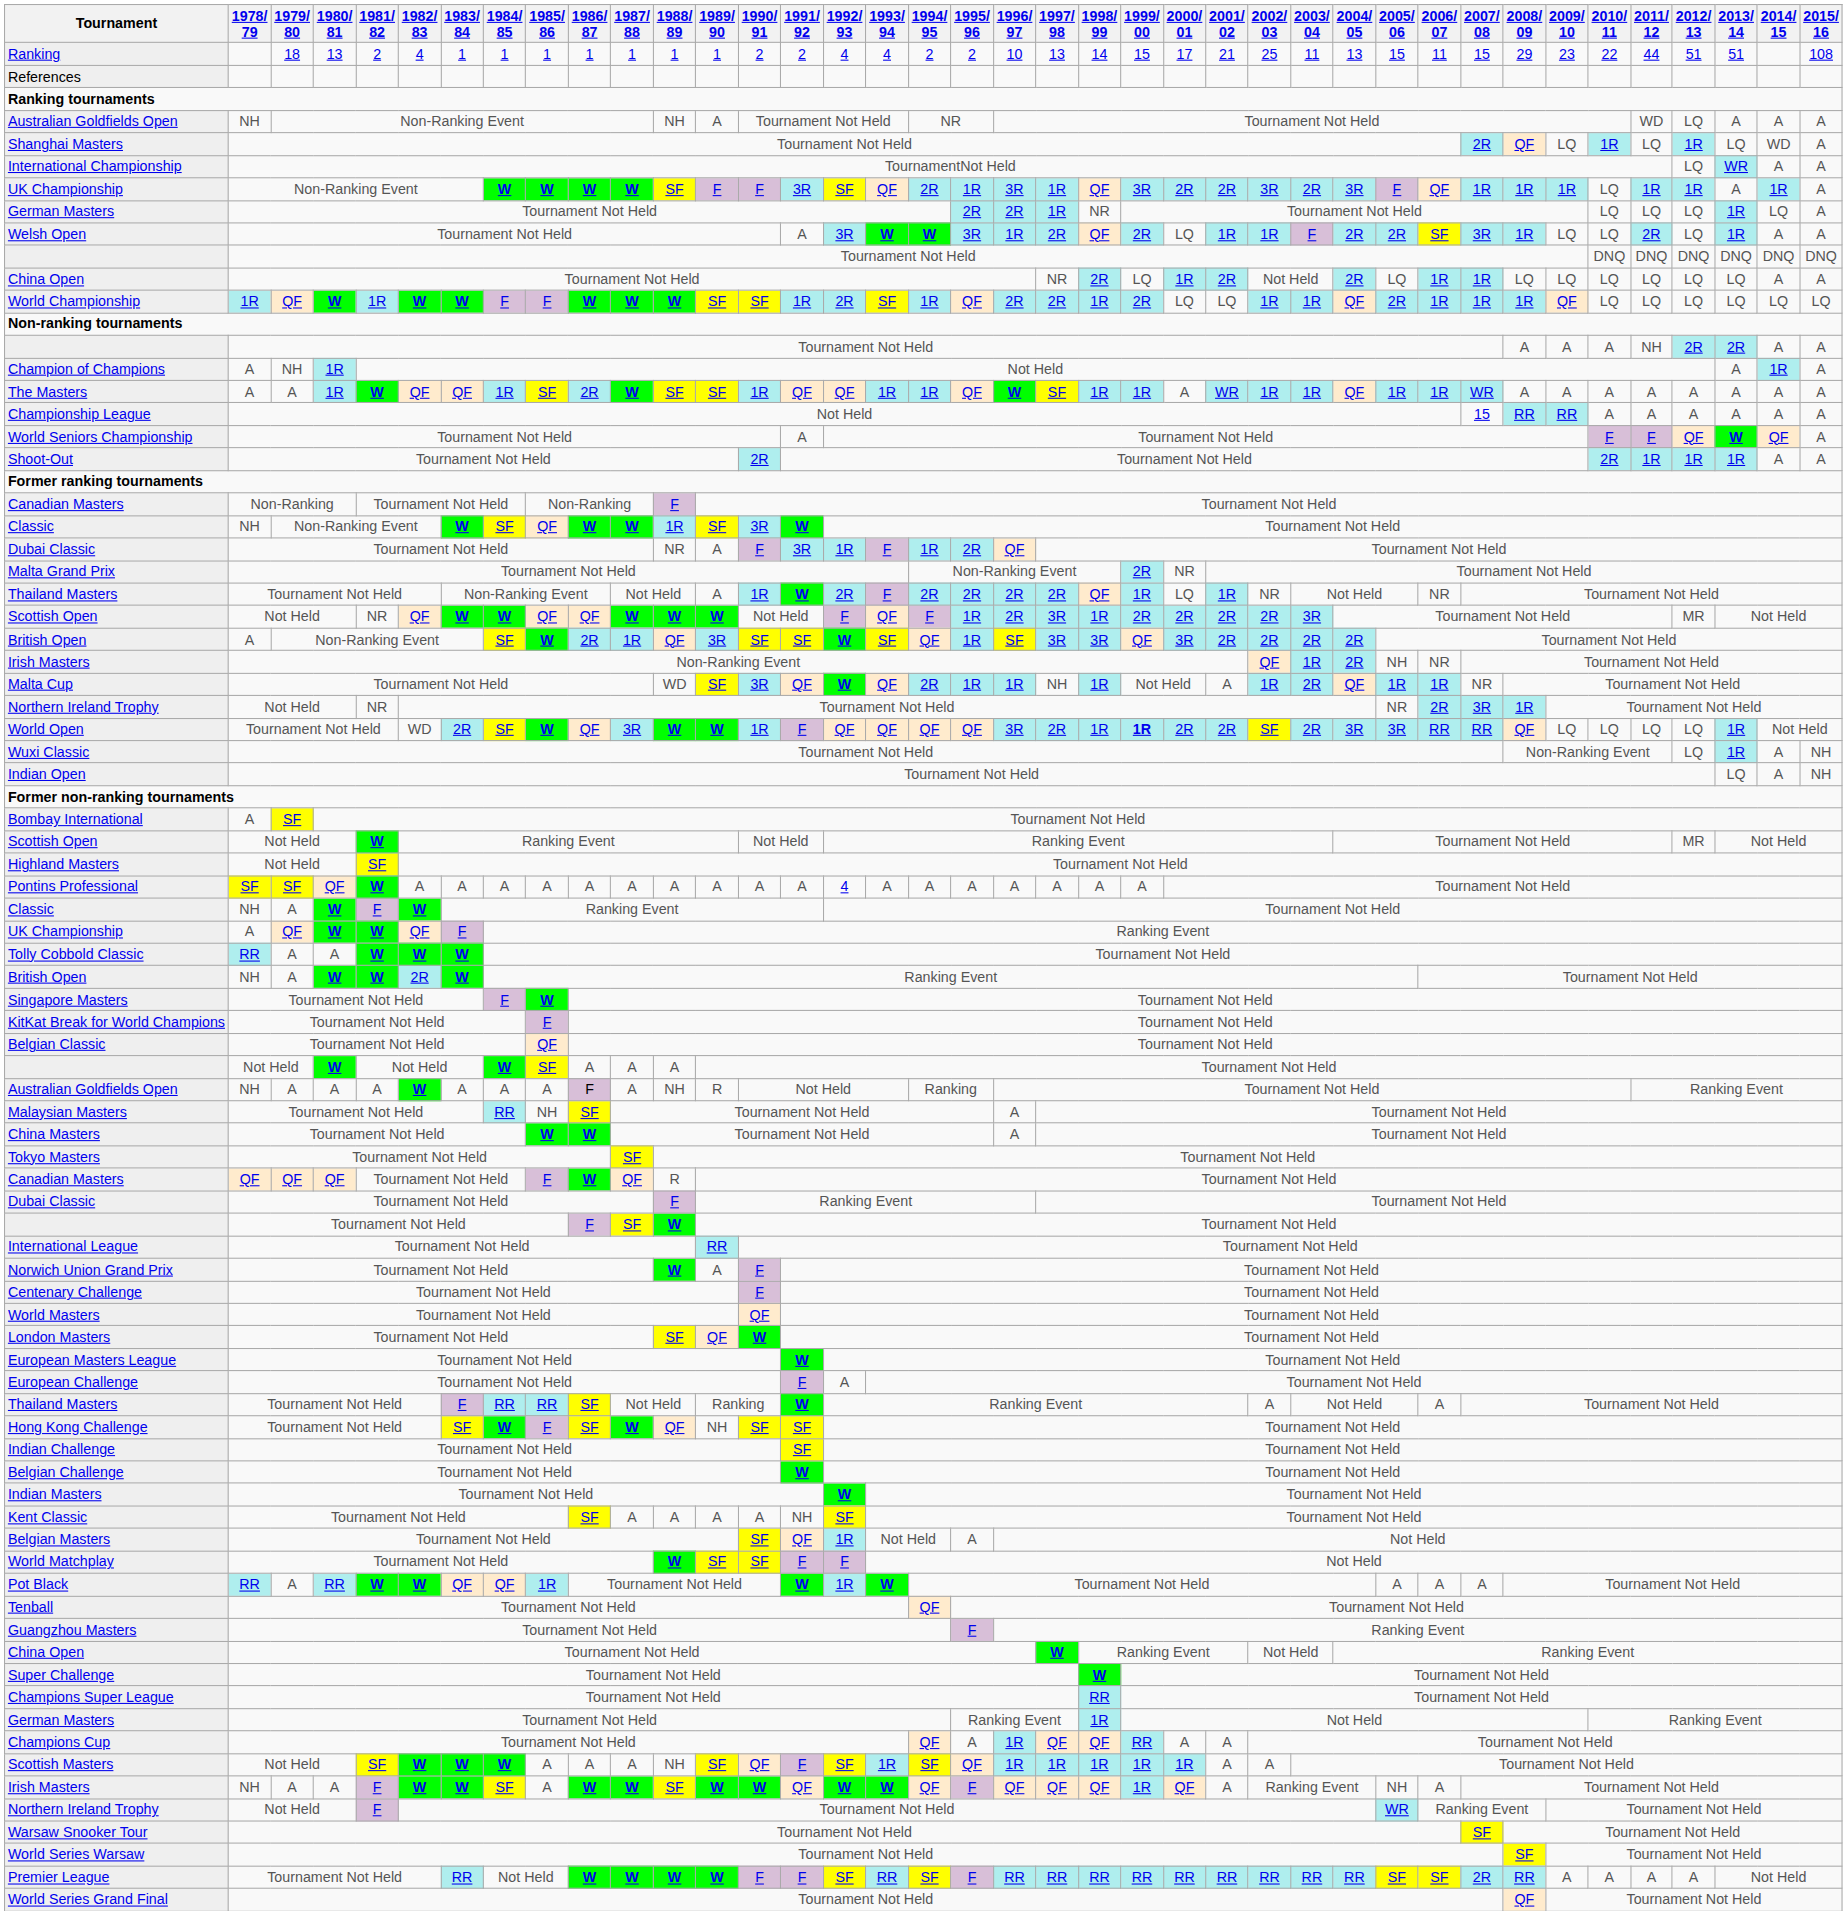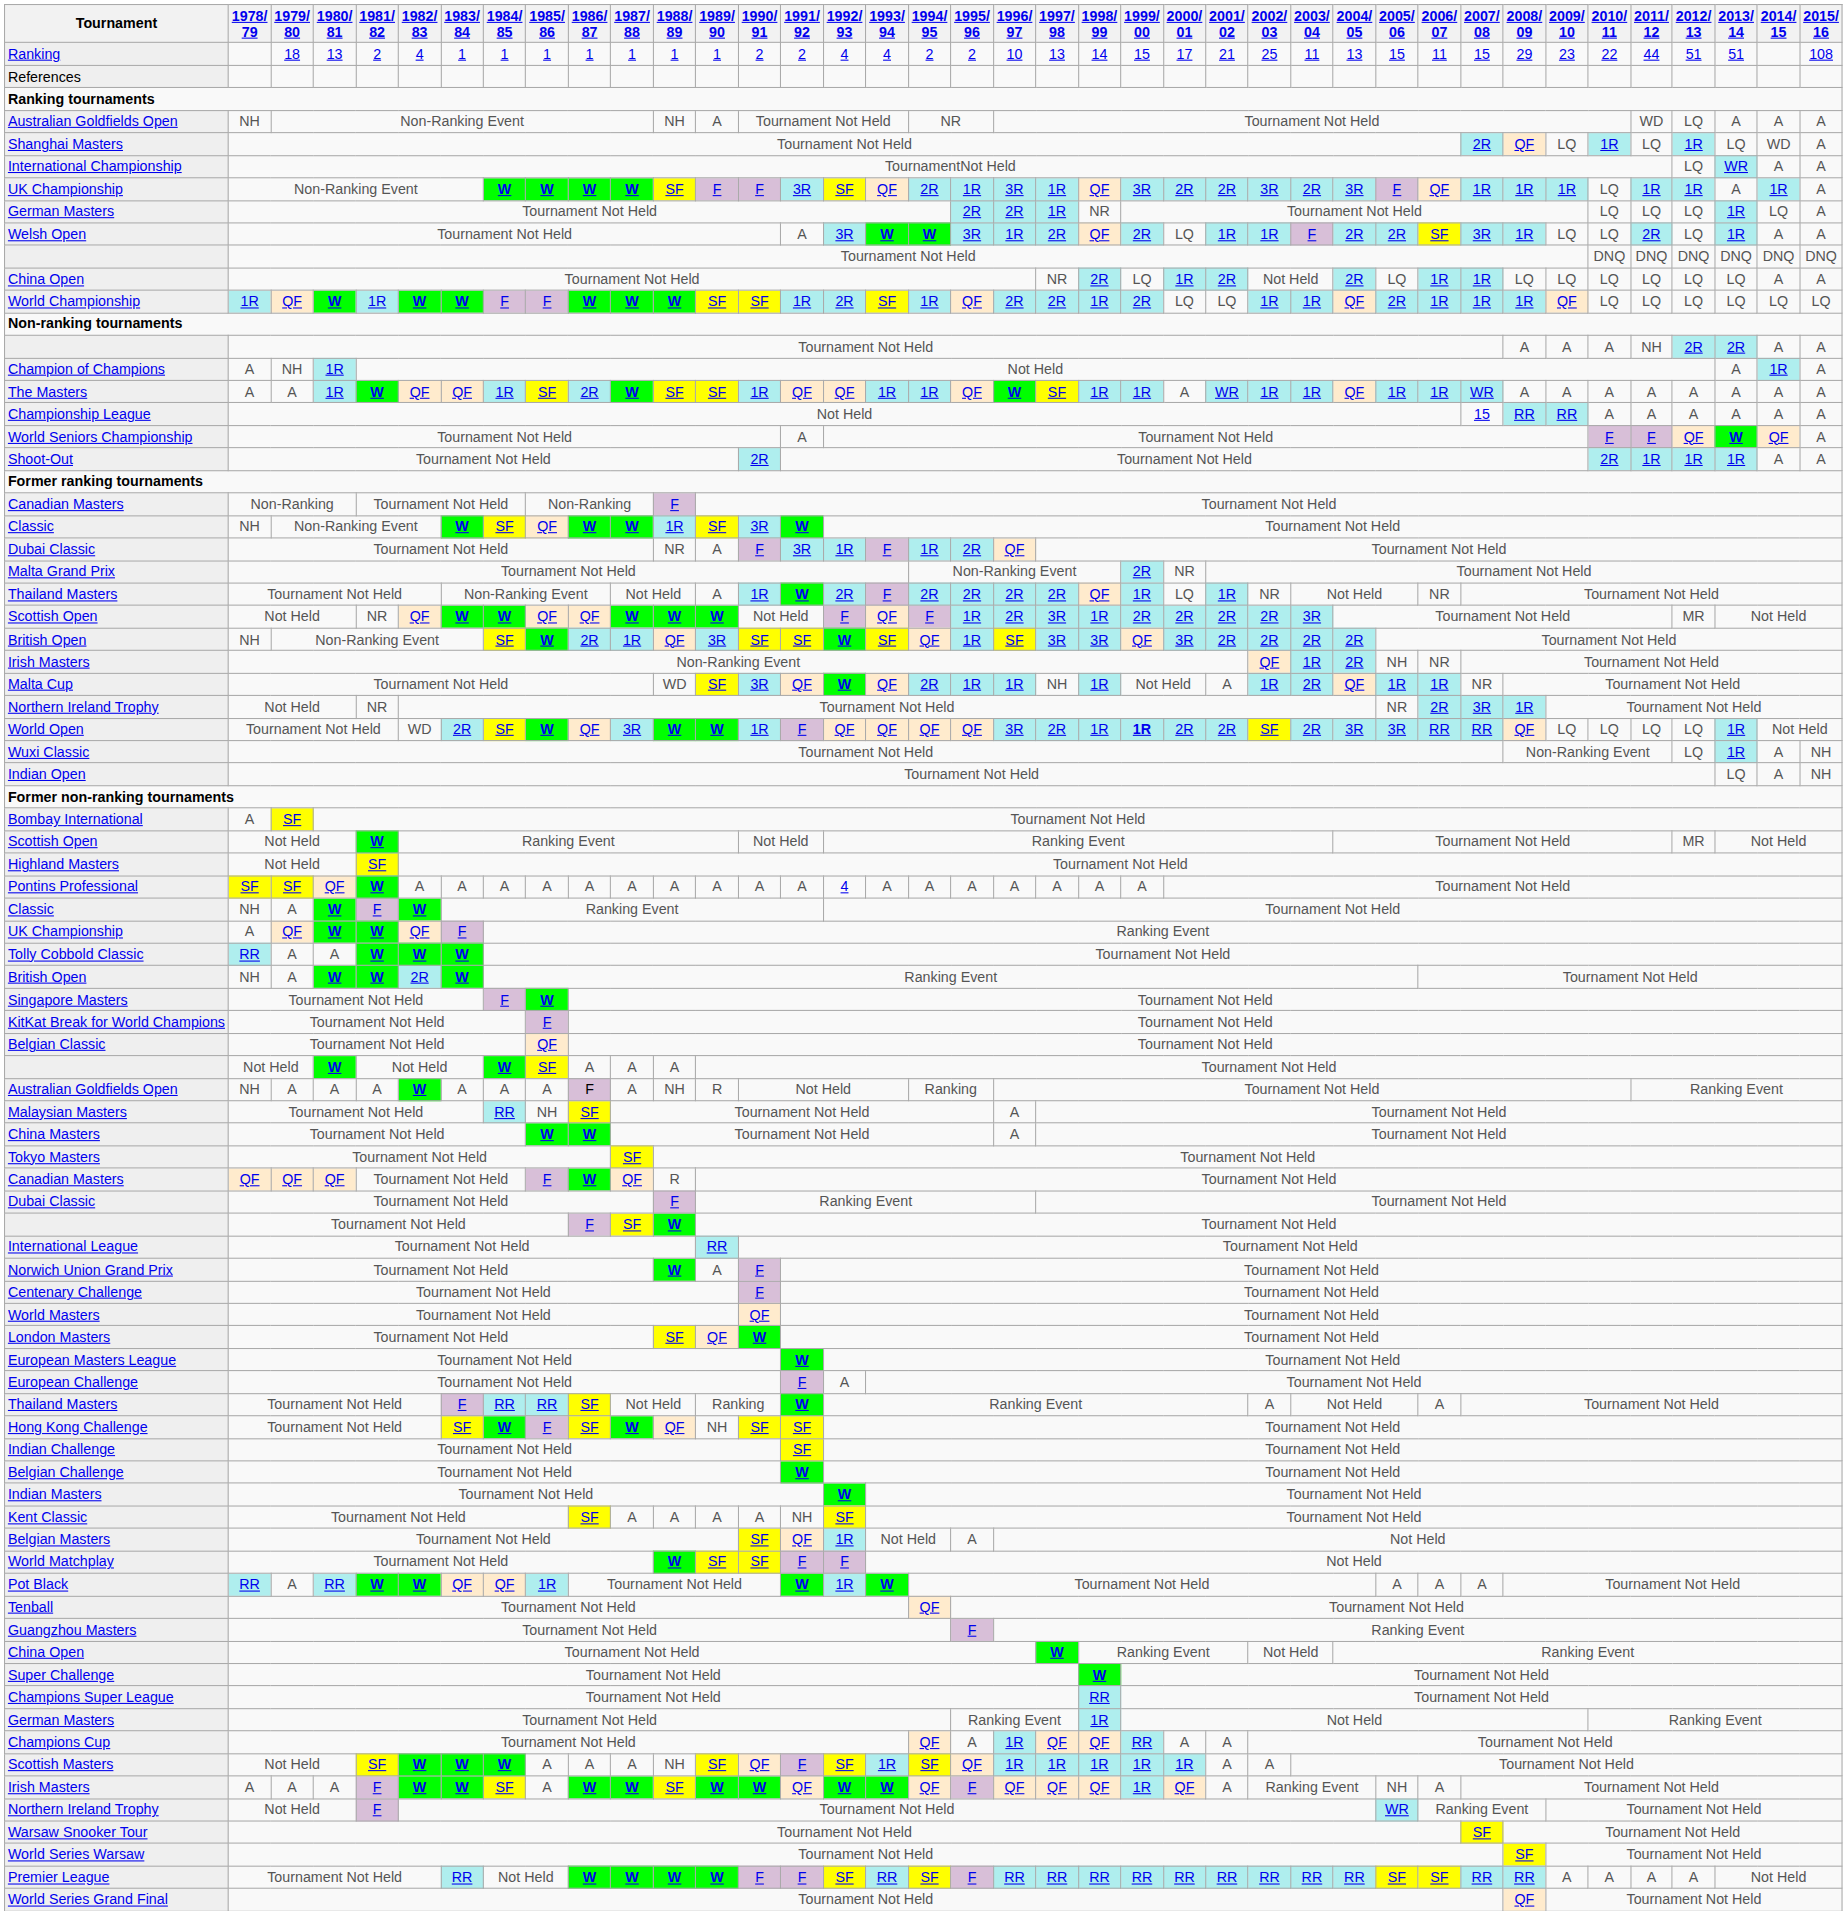(250, 639) A -> (250, 639) NH
(250, 1787) NH -> (250, 1787) A
(1482, 1877) 2R -> (1482, 1877) RR
